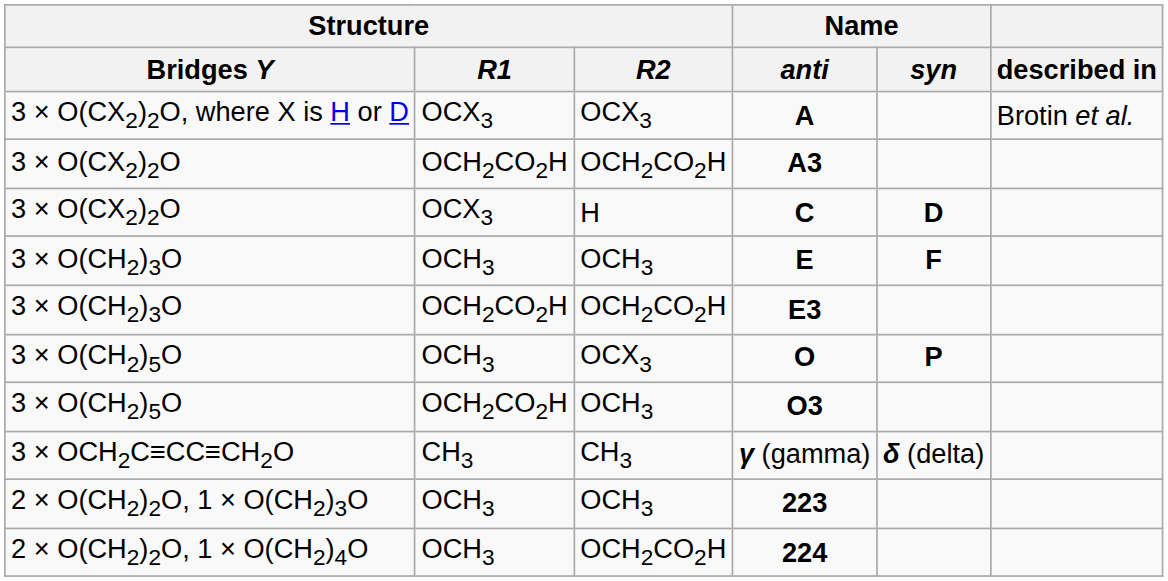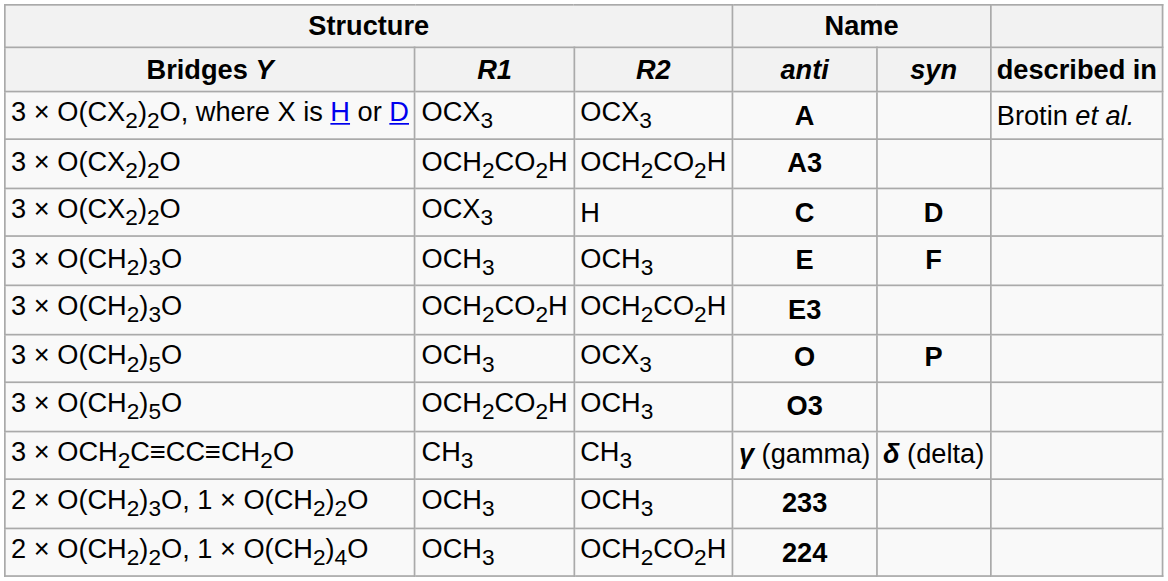- row: (805, 503)
+ row: (805, 503)
